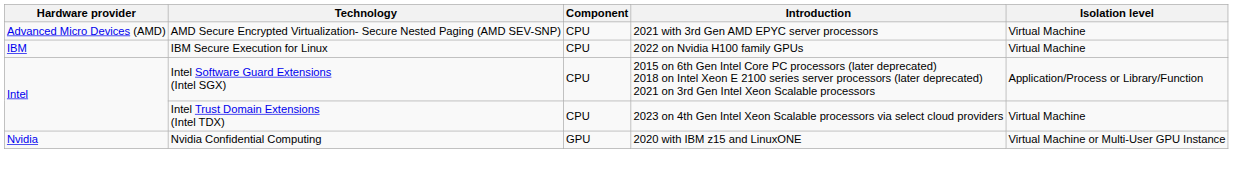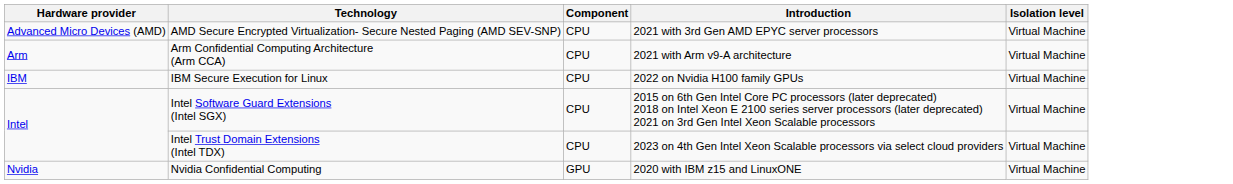+ row: (272, 55)
(1106, 79) Application/Process or Library/Function -> (1047, 109) Virtual Machine
(1117, 139) Virtual Machine or Multi-User GPU Instance -> (1047, 170) Virtual Machine
